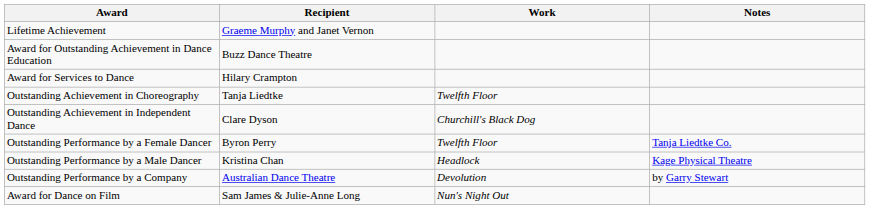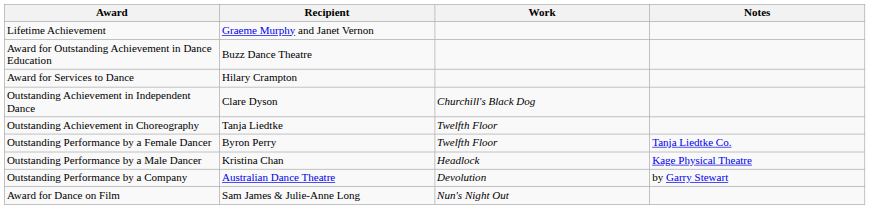rows swapped: (103, 95) <-> (99, 119)
